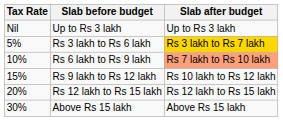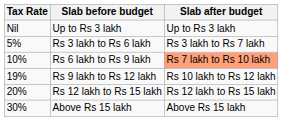(215, 44) gold background -> (215, 44) no background
(17, 76) 15% -> (17, 76) 19%
